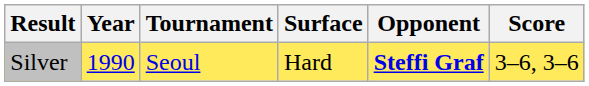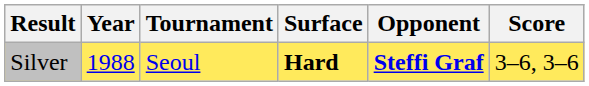(111, 61) 1990 -> (111, 61) 1988
(308, 61) normal -> (311, 61) bold
